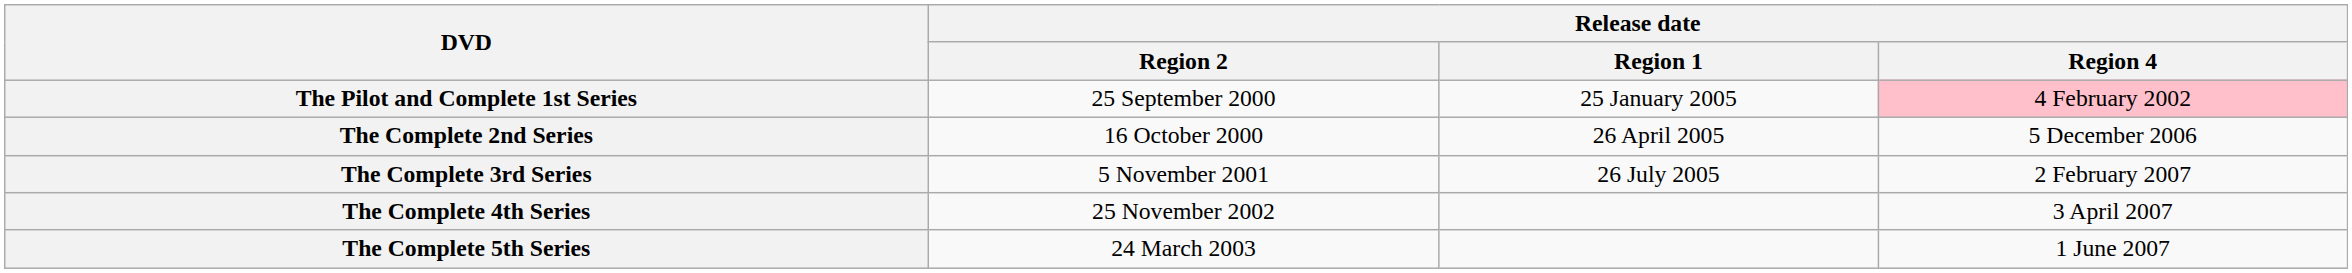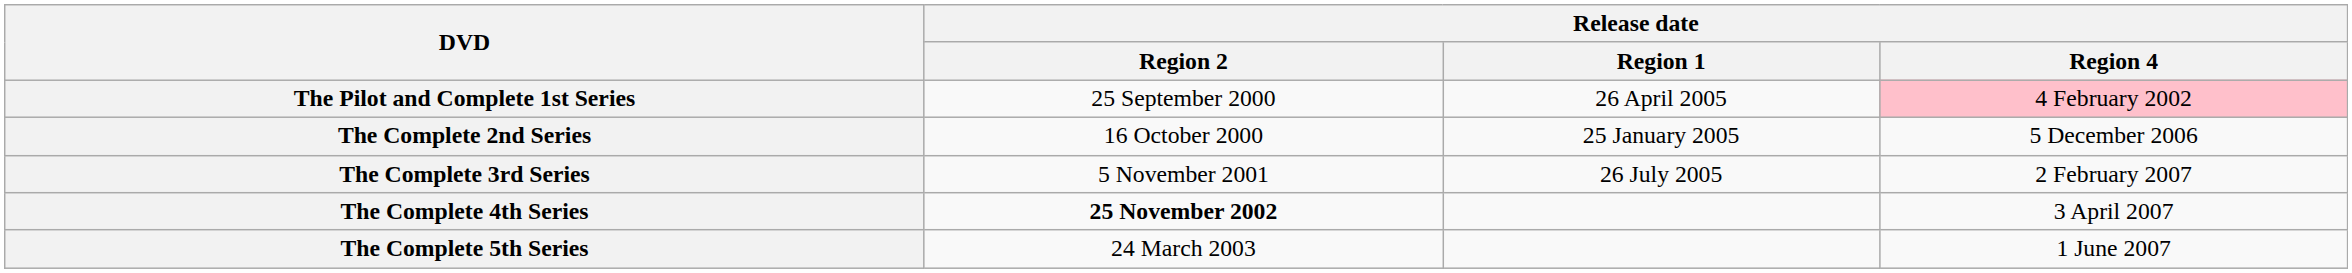(1658, 98) 25 January 2005 -> (1661, 98) 26 April 2005
(1658, 135) 26 April 2005 -> (1661, 135) 25 January 2005
(1183, 211) normal -> (1183, 211) bold
